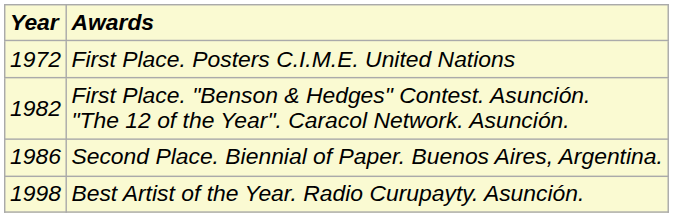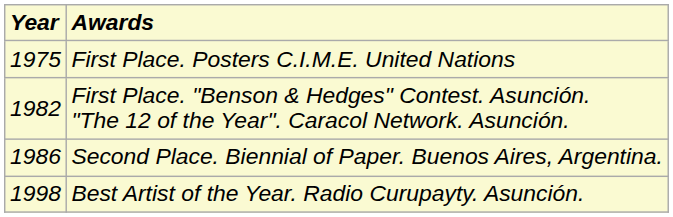(35, 58) 1972 -> (35, 58) 1975
